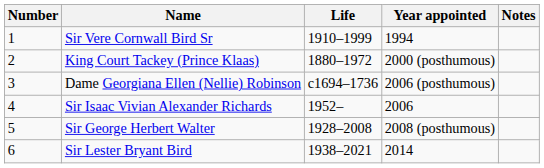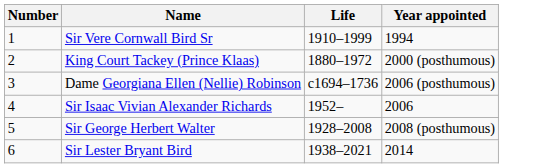- column: (519, 15)
